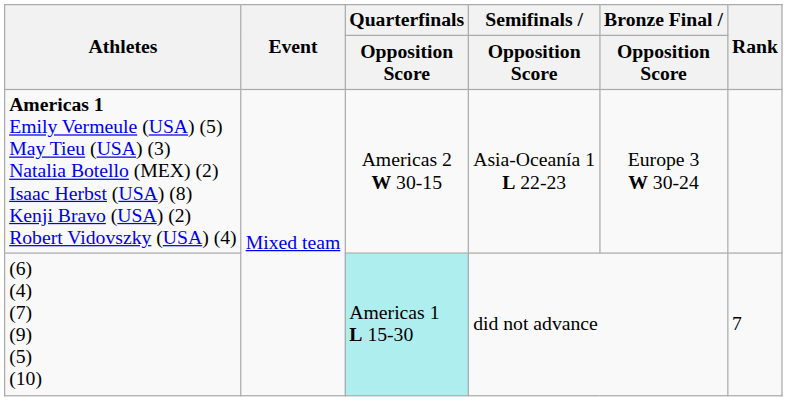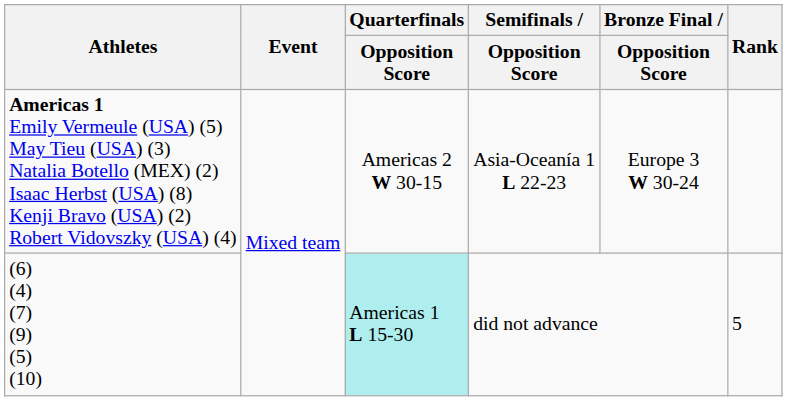(737, 324) 7 -> (737, 324) 5
